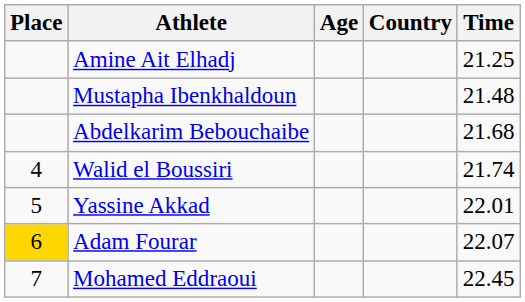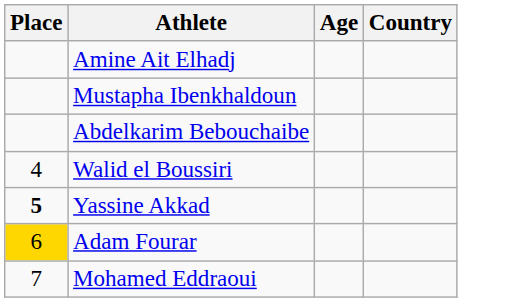- column: (489, 22)
(36, 205) normal -> (36, 205) bold
